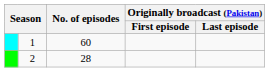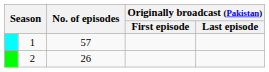(86, 42) 60 -> (86, 42) 57
(86, 58) 28 -> (86, 58) 26
